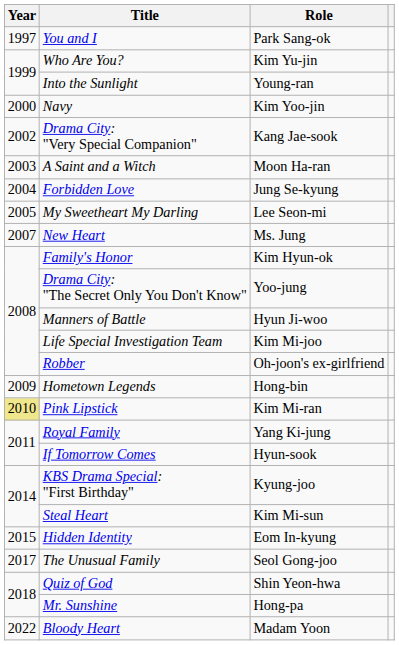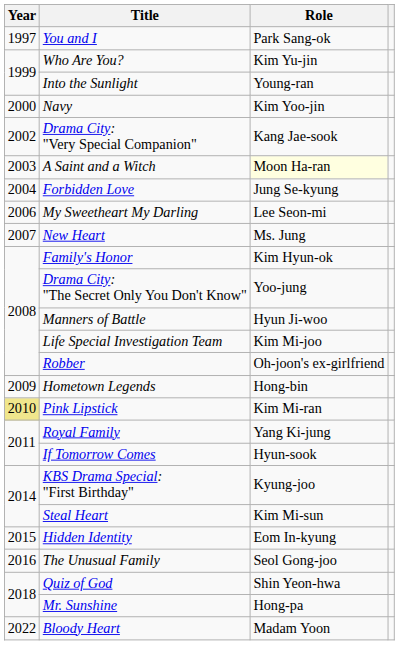(292, 167) no background -> (292, 167) lightyellow background
(22, 212) 2005 -> (22, 212) 2006
(22, 560) 2017 -> (22, 560) 2016
